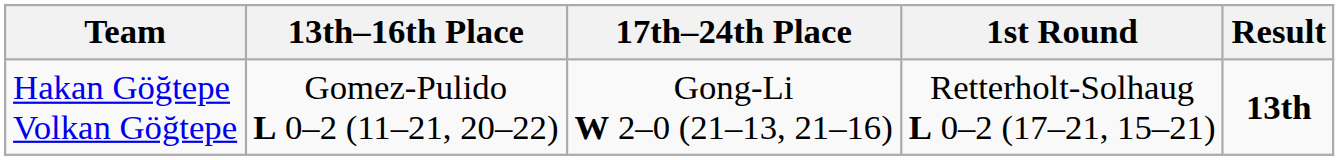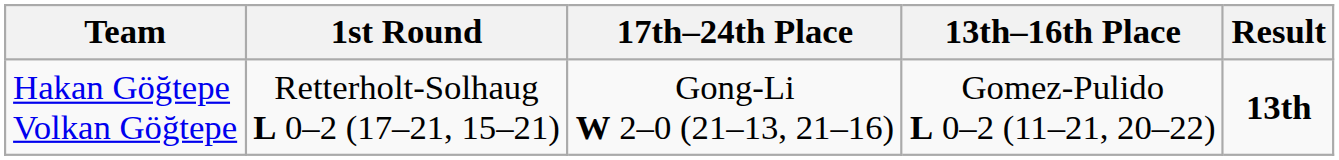columns swapped: (1062, 32) <-> (406, 32)
